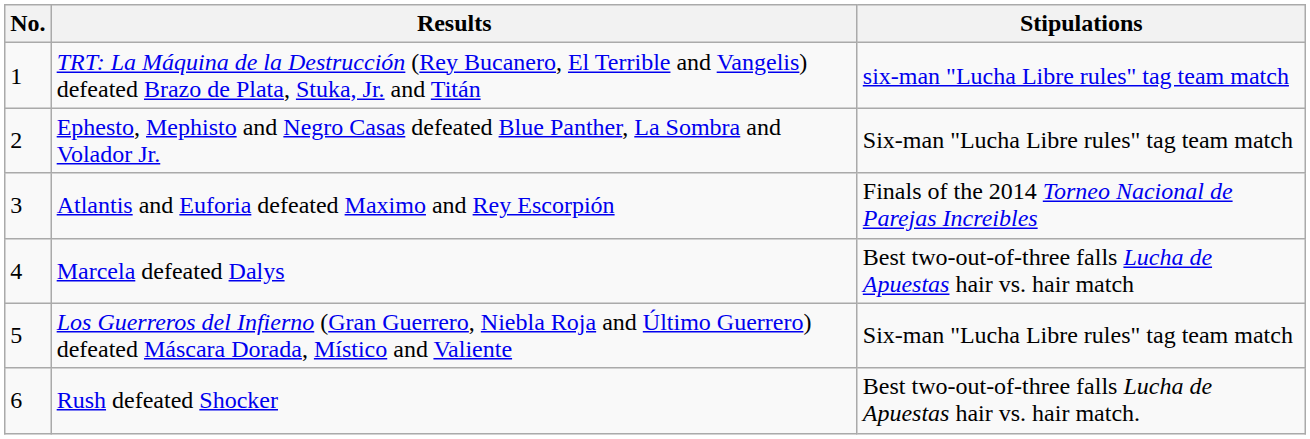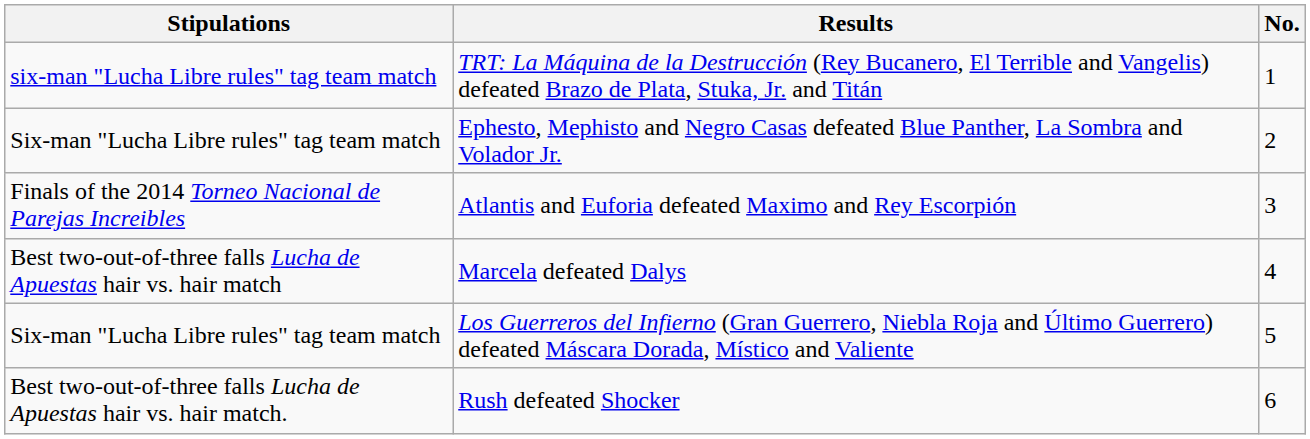columns swapped: (28, 23) <-> (1081, 23)
